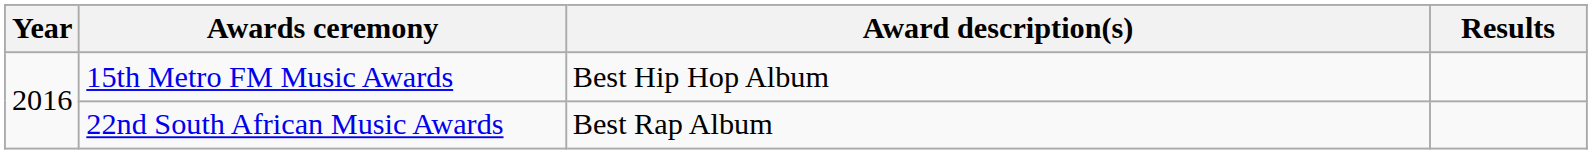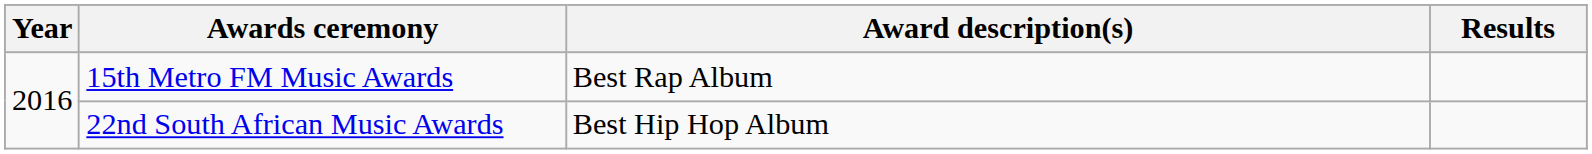(701, 76) Best Hip Hop Album -> (673, 76) Best Rap Album
(673, 124) Best Rap Album -> (701, 124) Best Hip Hop Album
